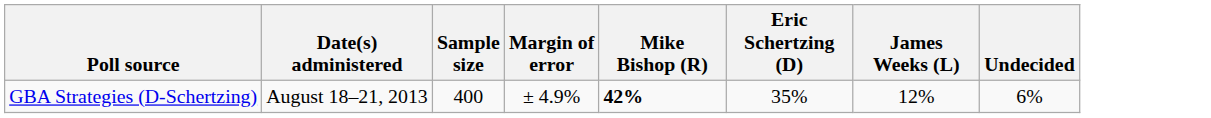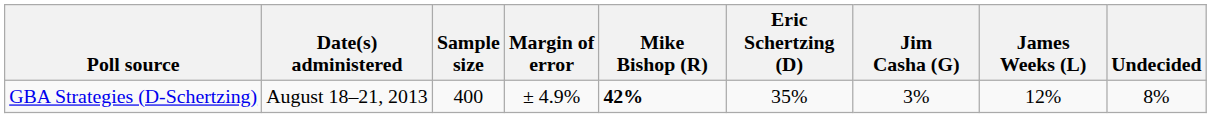+ column: (916, 53)
(1029, 96) 6% -> (1156, 96) 8%
